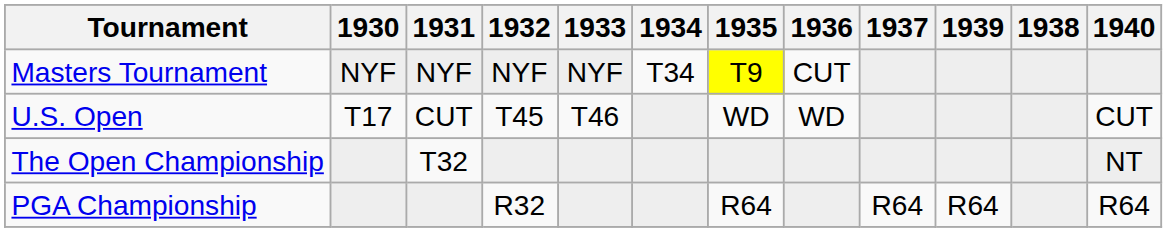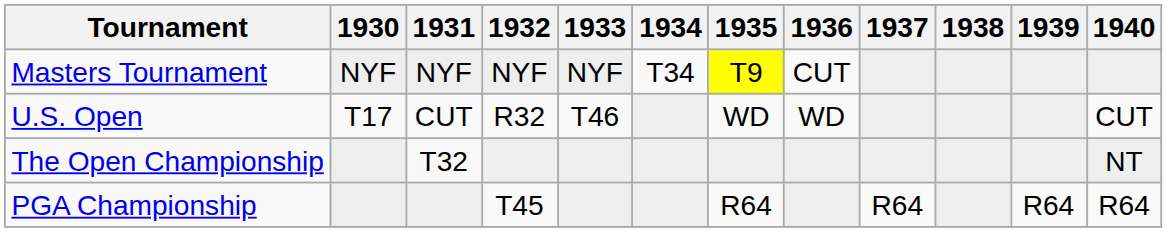columns swapped: (1048, 27) <-> (973, 27)
(519, 116) T45 -> (519, 116) R32
(519, 205) R32 -> (519, 205) T45
